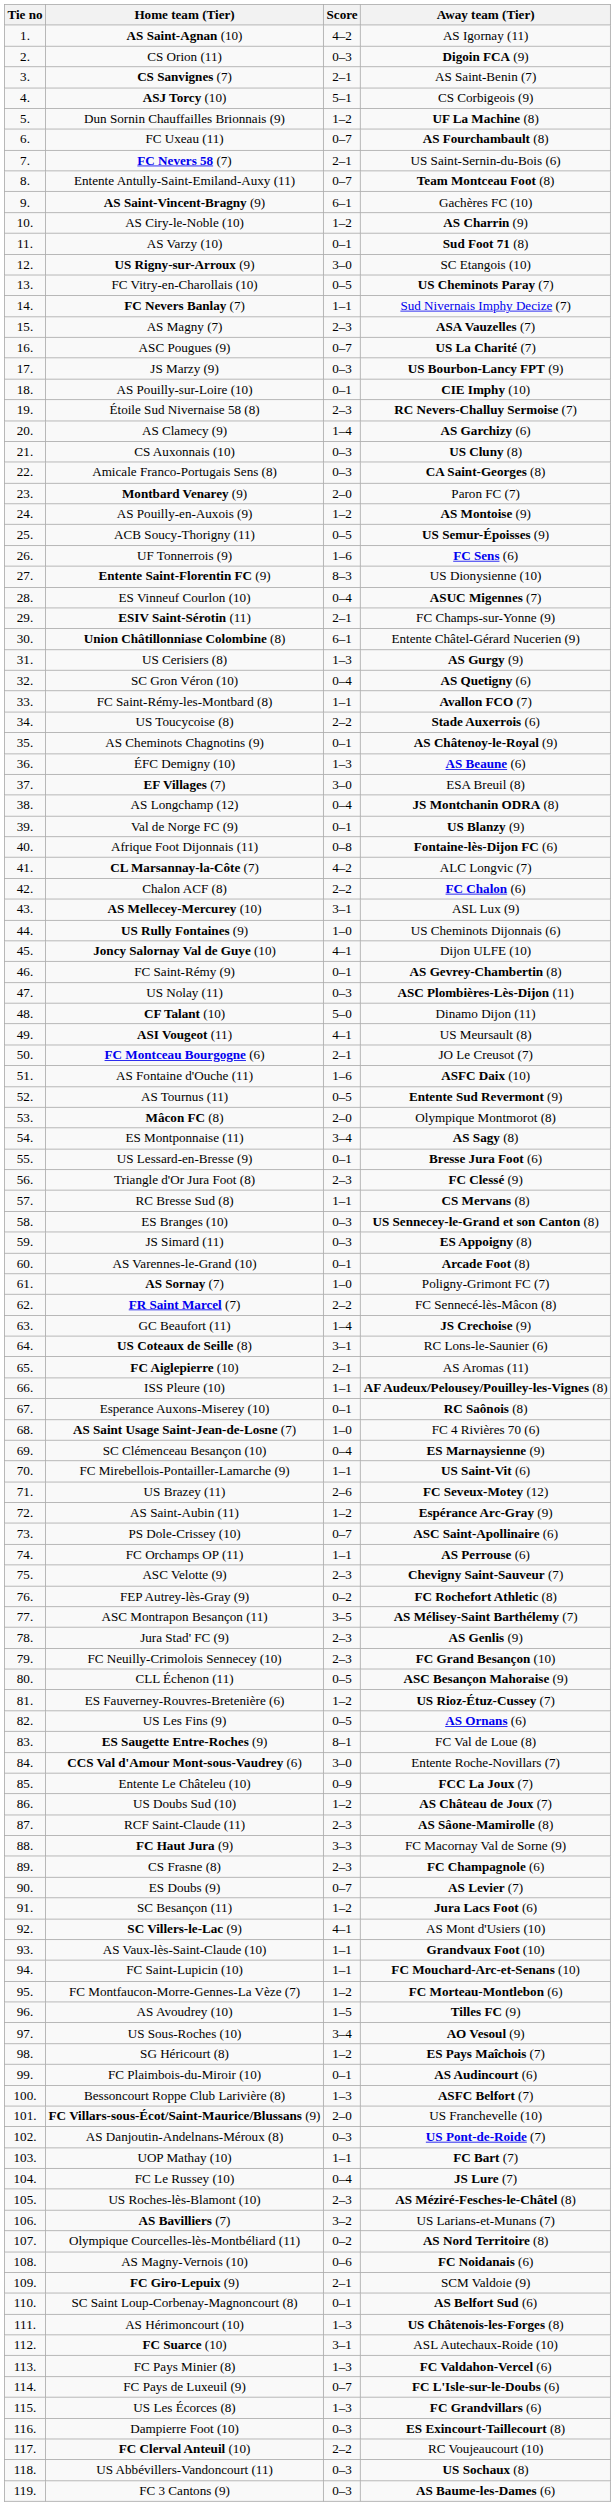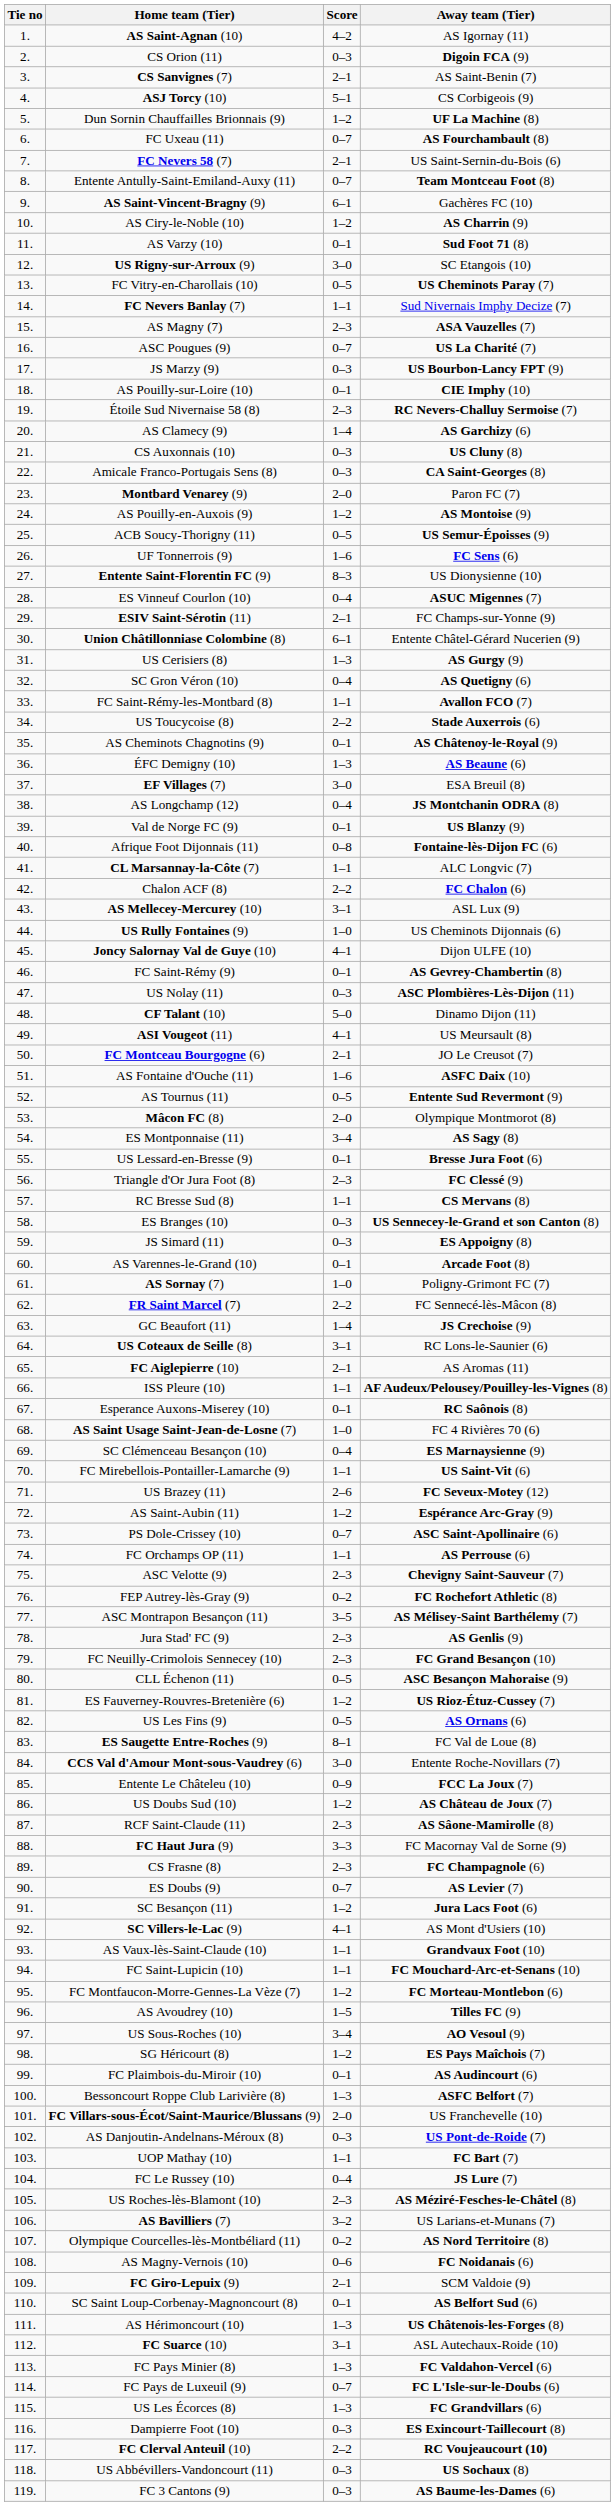(342, 868) 4–2 -> (342, 868) 1–1
(486, 2449) normal -> (486, 2449) bold
